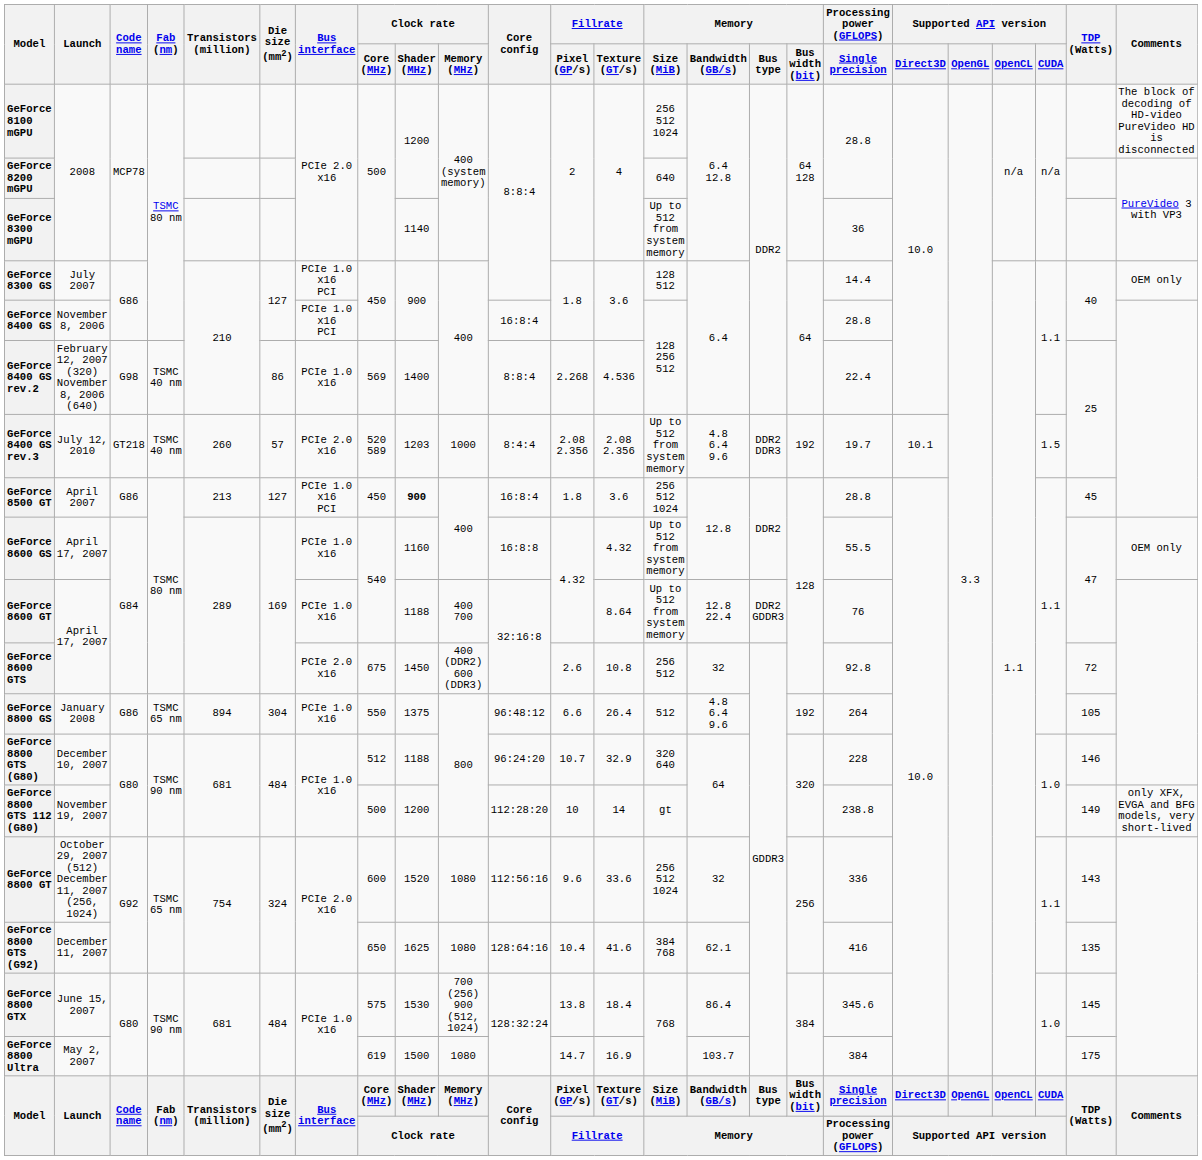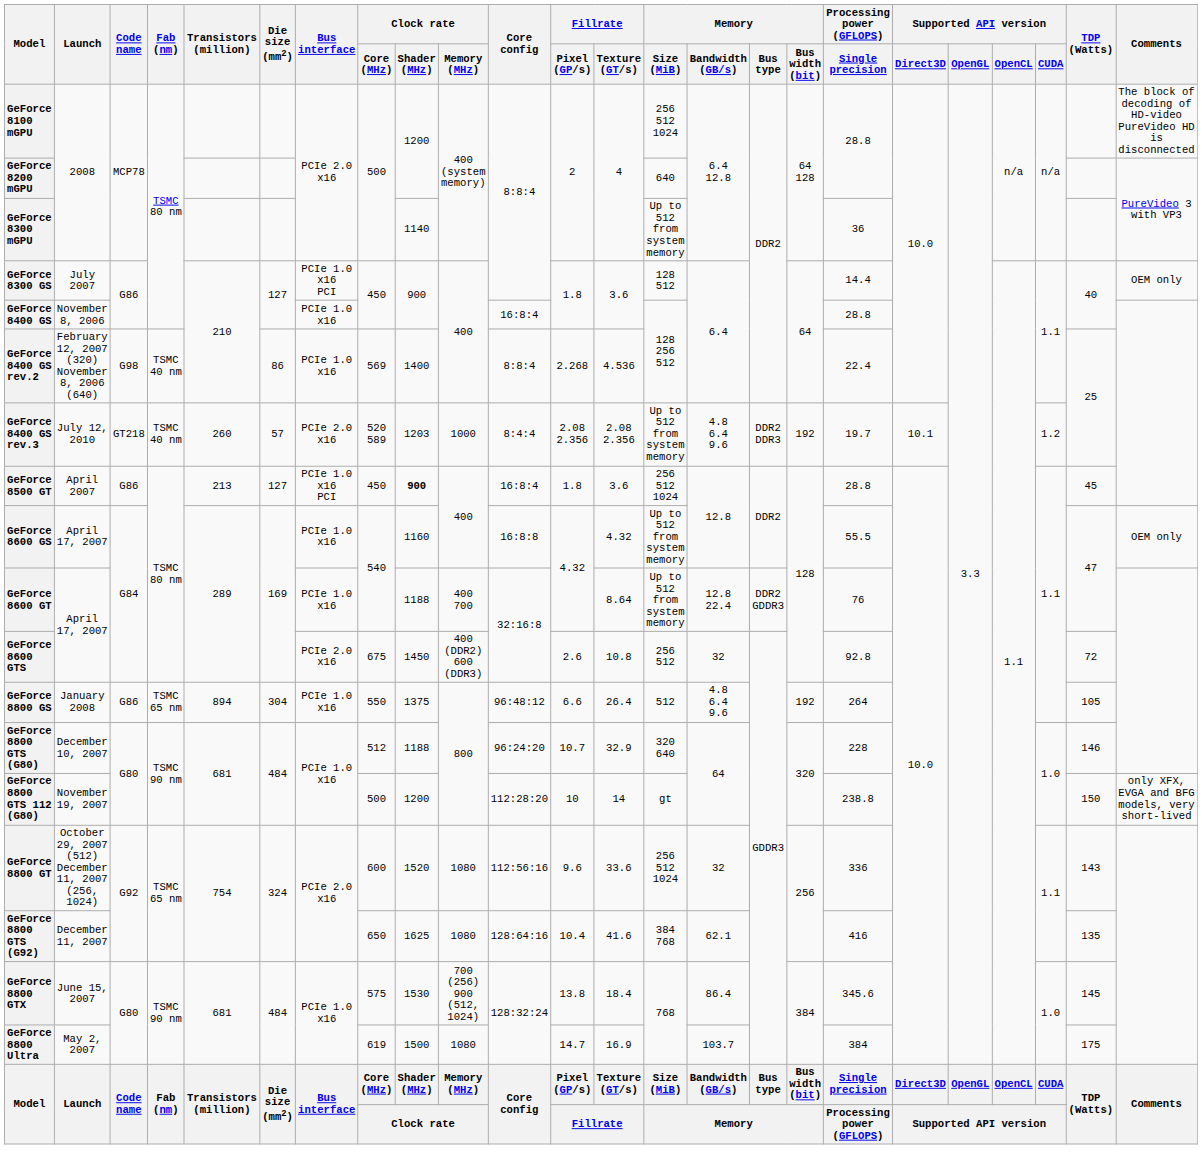(327, 321) PCIe 1.0 x16 PCI -> (327, 315) PCIe 1.0 x16
(1051, 446) 1.5 -> (1051, 435) 1.2
(1091, 811) 149 -> (1091, 799) 150
